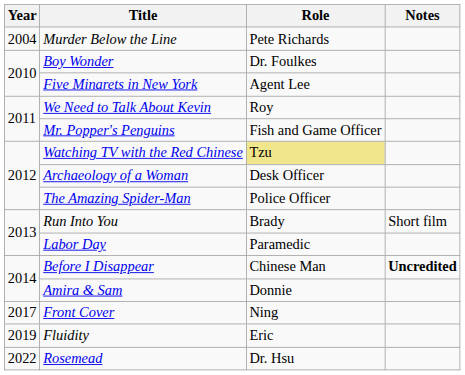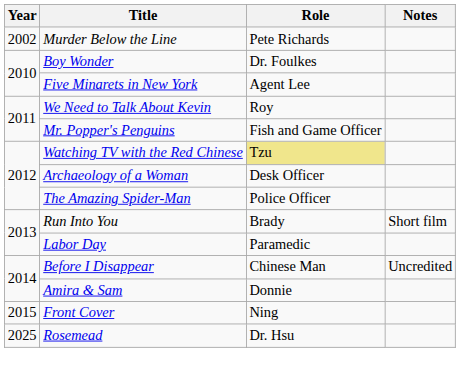(22, 38) 2004 -> (22, 38) 2002
(422, 267) bold -> (420, 267) normal
(22, 312) 2017 -> (22, 312) 2015
- row: (66, 335)
(22, 358) 2022 -> (22, 335) 2025
